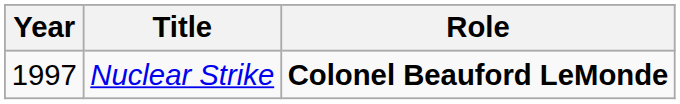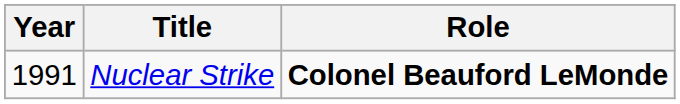(44, 74) 1997 -> (44, 74) 1991
